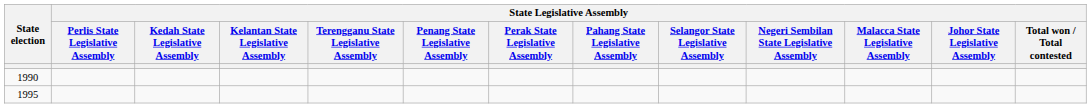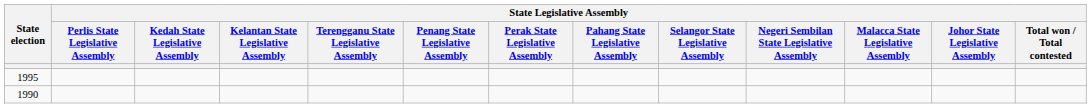rows swapped: (28, 77) <-> (28, 94)
